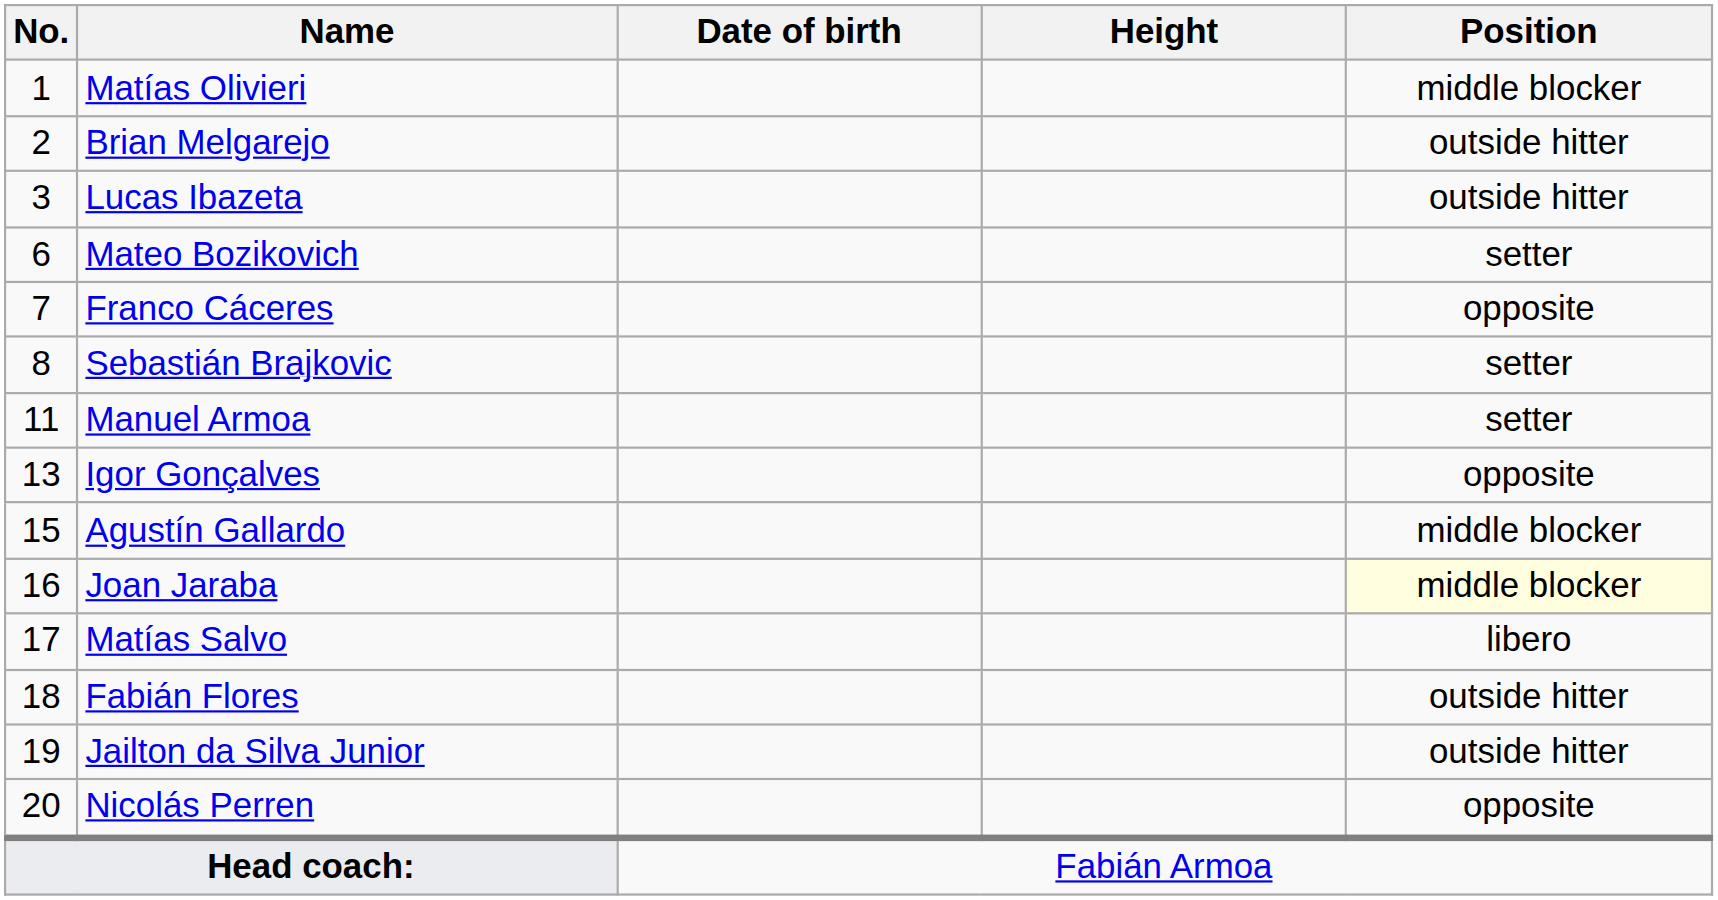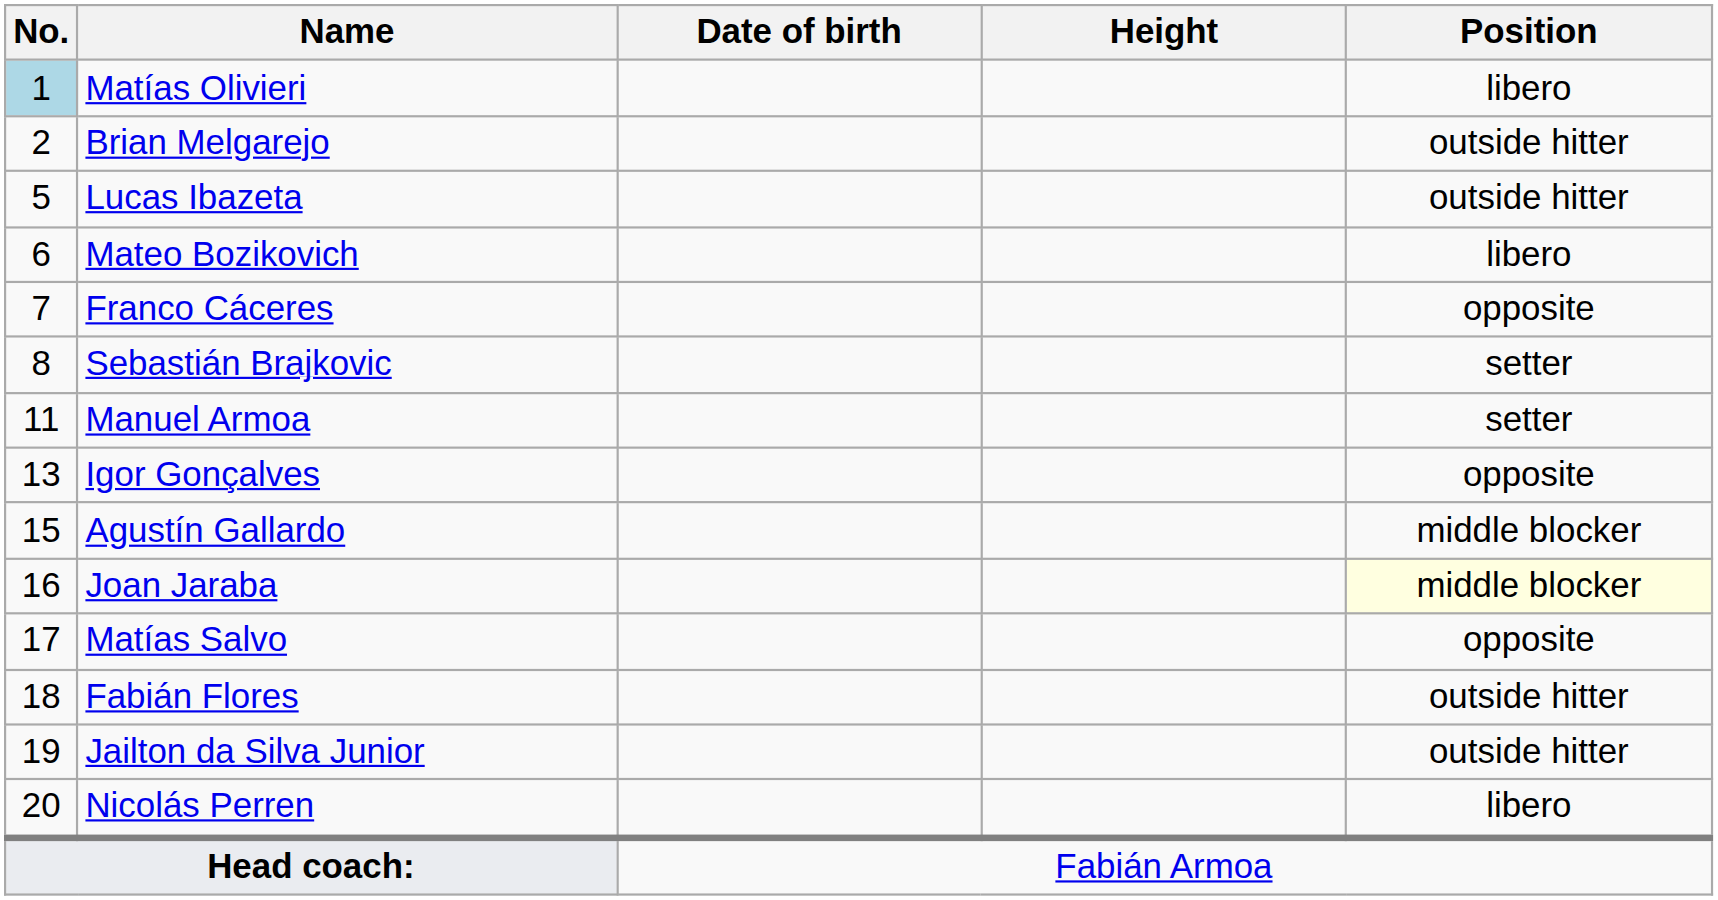(41, 87) no background -> (41, 87) lightblue background
(1529, 87) middle blocker -> (1529, 87) libero
(41, 198) 3 -> (41, 198) 5
(1529, 253) setter -> (1529, 253) libero
(1529, 640) libero -> (1529, 640) opposite
(1529, 806) opposite -> (1529, 806) libero
